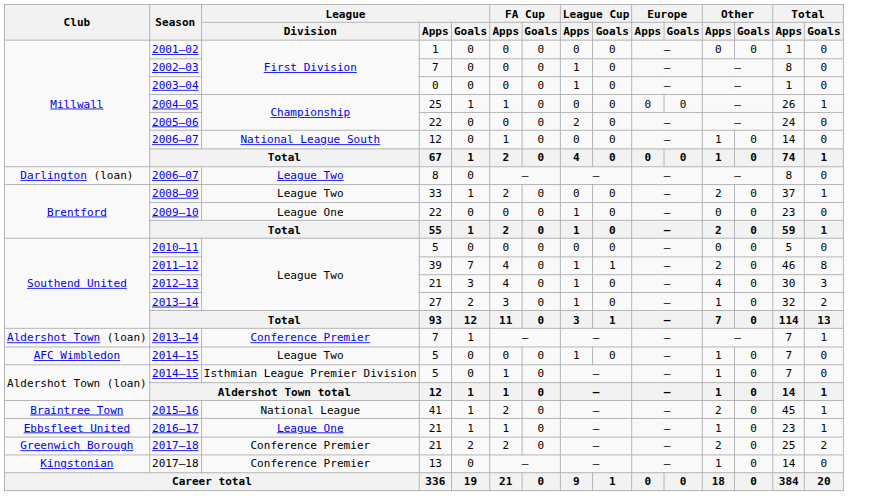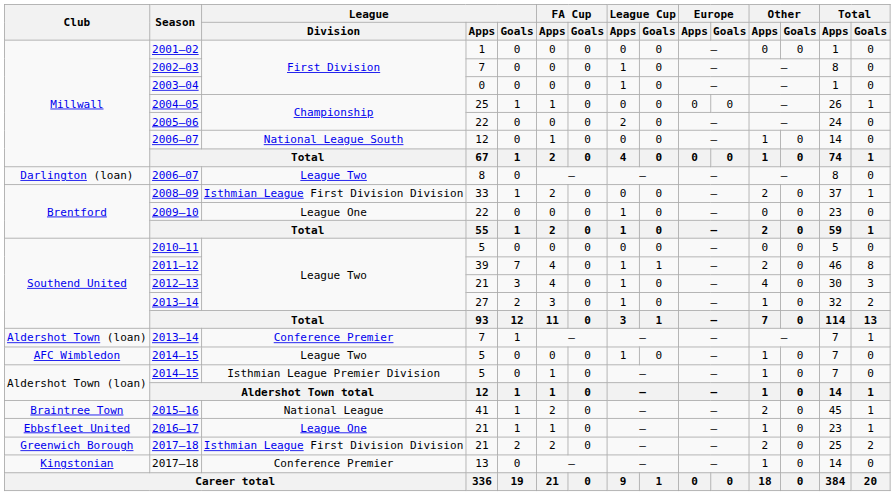(310, 194) League Two -> (334, 194) Isthmian League First Division Division
(310, 446) Conference Premier -> (334, 446) Isthmian League First Division Division
